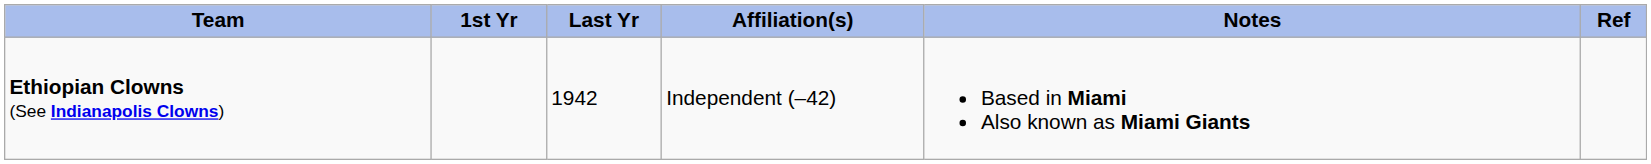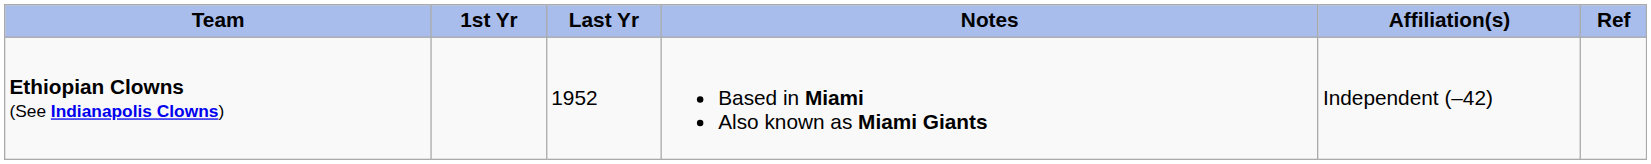columns swapped: (793, 20) <-> (1252, 20)
(574, 98) 1942 -> (574, 98) 1952
